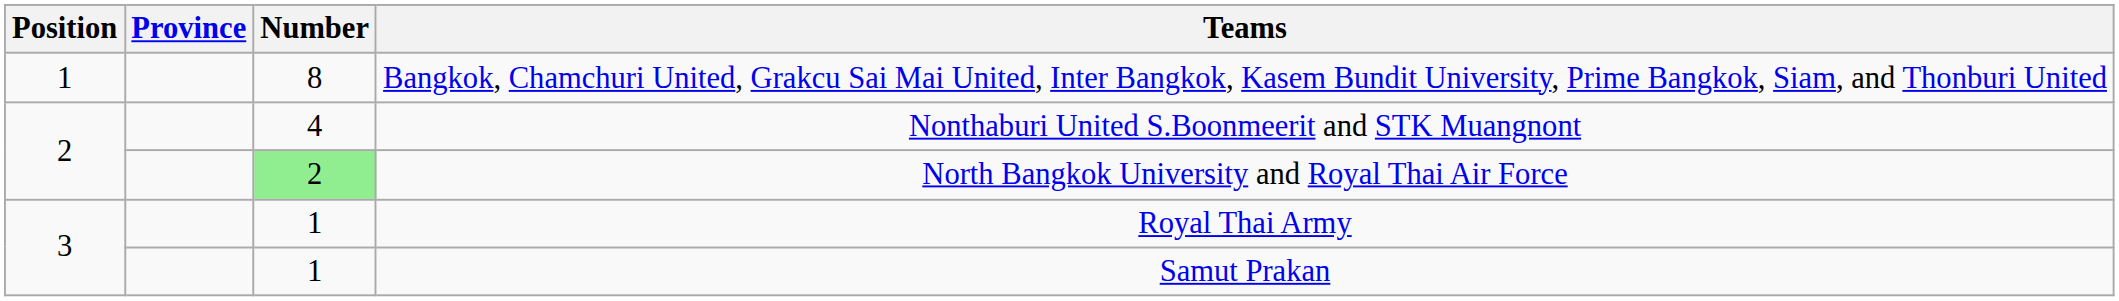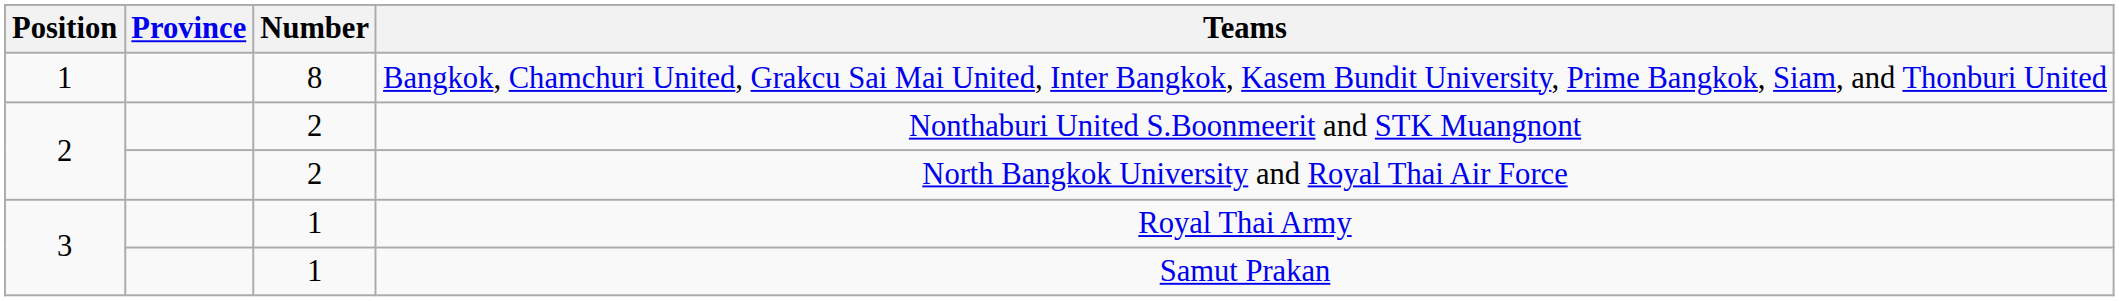(315, 125) 4 -> (315, 125) 2
(315, 174) lightgreen background -> (315, 174) no background
